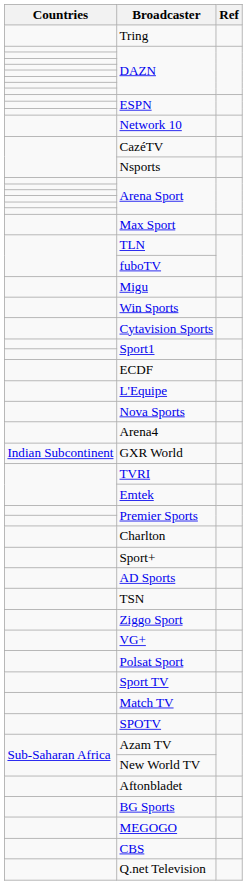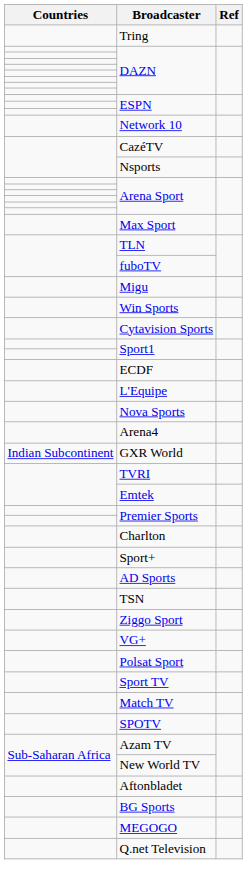- row: (60, 849)
